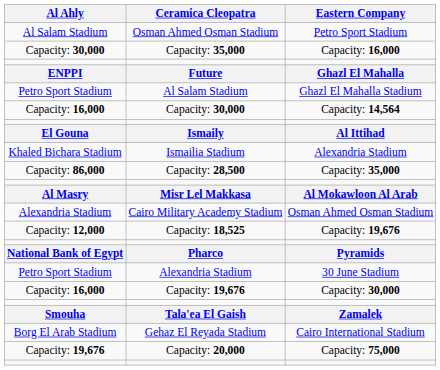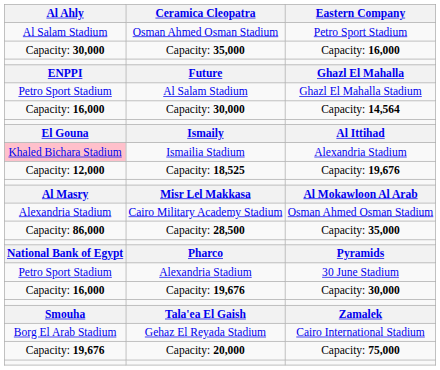(65, 152) no background -> (65, 152) pink background
rows swapped: (205, 230) <-> (205, 170)
